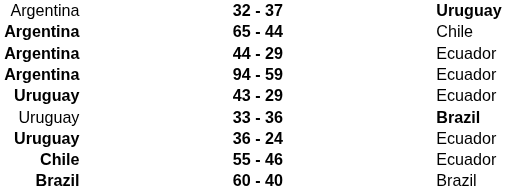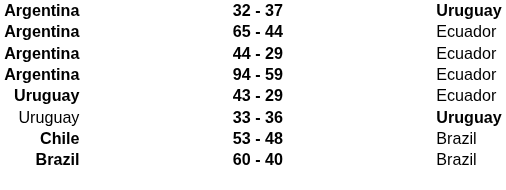(45, 11) normal -> (42, 11) bold
(455, 32) Chile -> (466, 32) Ecuador
(458, 117) Brazil -> (469, 117) Uruguay
- row: (258, 138)
+ row: (258, 138)
- row: (258, 160)
